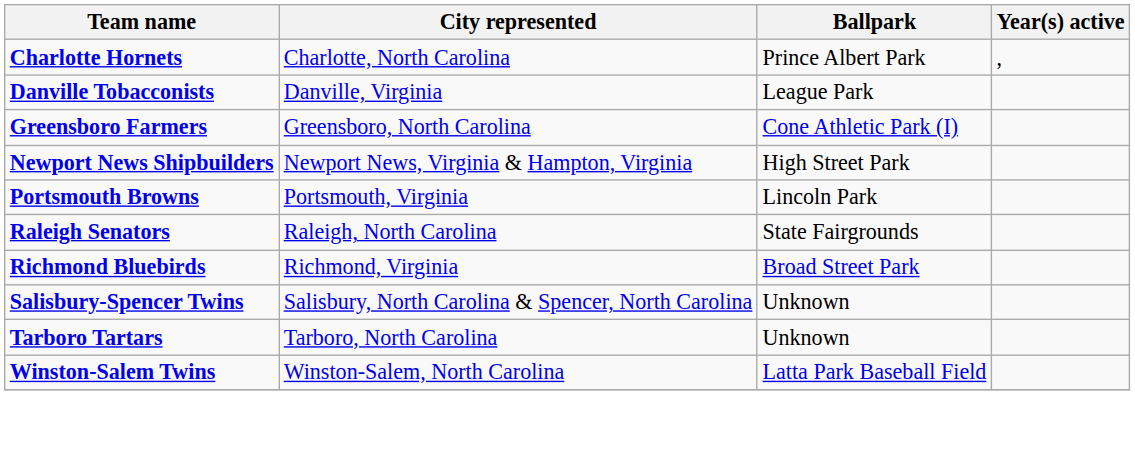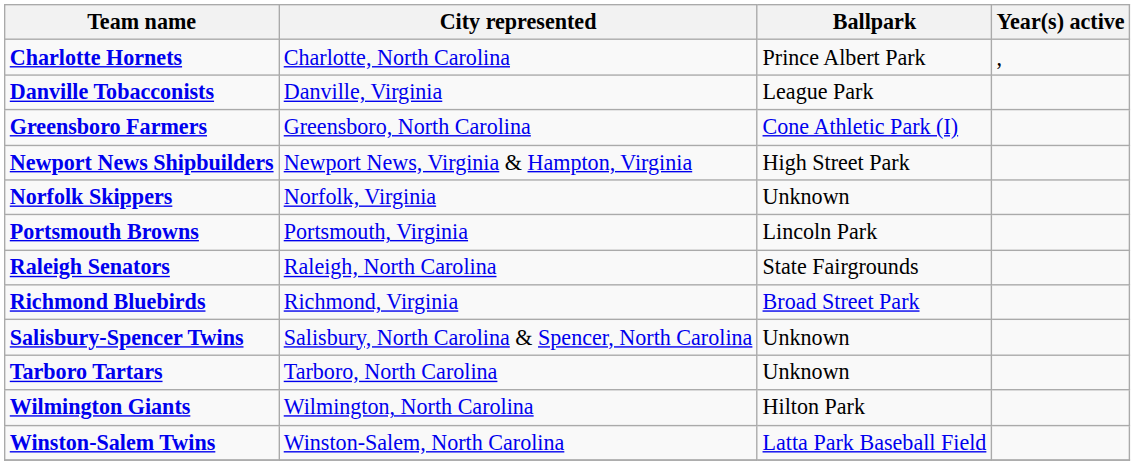+ row: (91, 197)
+ row: (100, 407)
